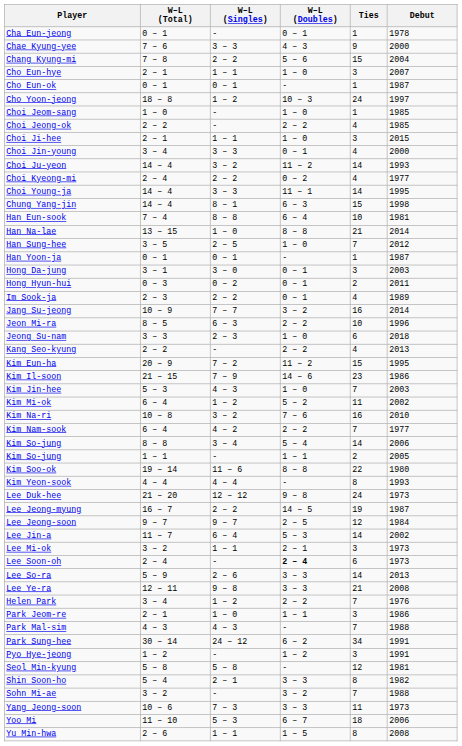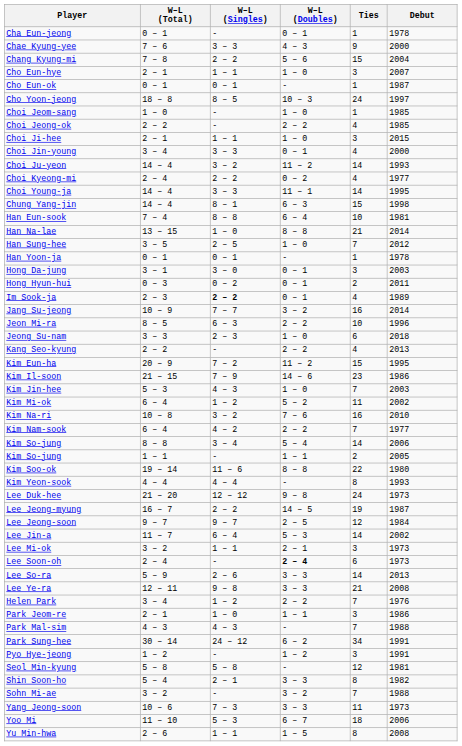(225, 99) 1 – 2 -> (225, 99) 8 – 5
(399, 258) 1987 -> (399, 258) 1978
(225, 297) normal -> (225, 297) bold
